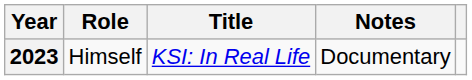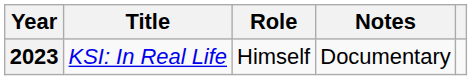columns swapped: (231, 21) <-> (105, 21)
